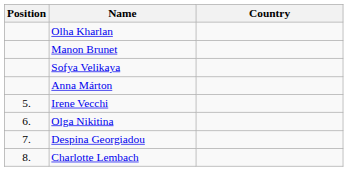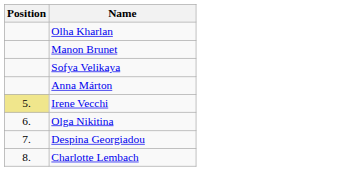- column: (270, 13)
(27, 103) no background -> (27, 103) khaki background
